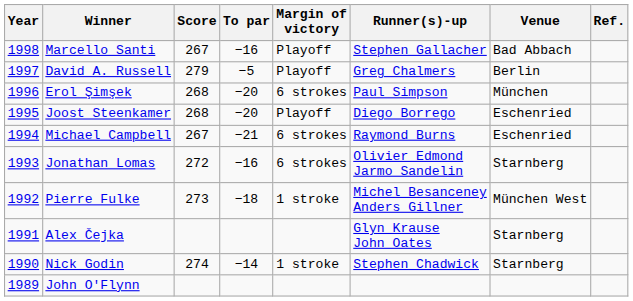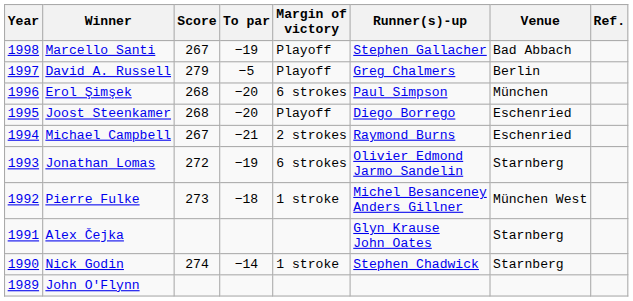(246, 51) −16 -> (246, 51) −19
(312, 136) 6 strokes -> (312, 136) 2 strokes
(246, 165) −16 -> (246, 165) −19
